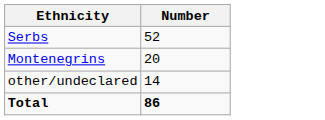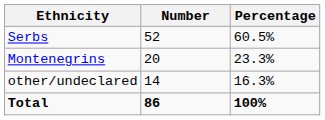+ column: (275, 16)
